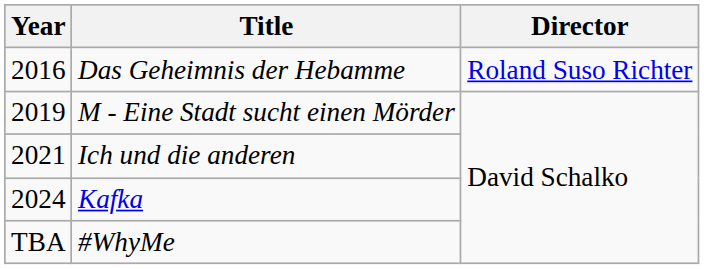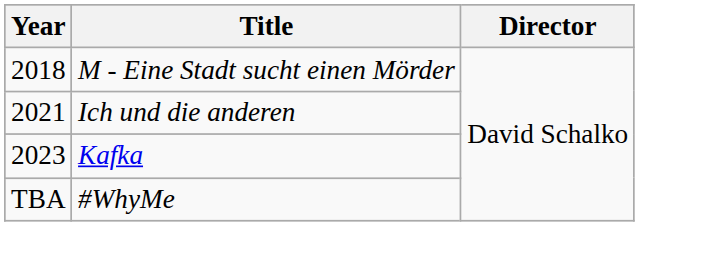- row: (242, 69)
(38, 112) 2019 -> (38, 69) 2018
(38, 198) 2024 -> (38, 155) 2023
